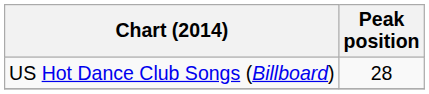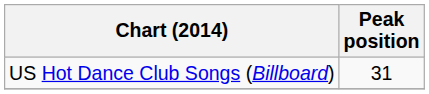(382, 72) 28 -> (382, 72) 31
